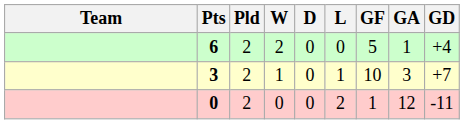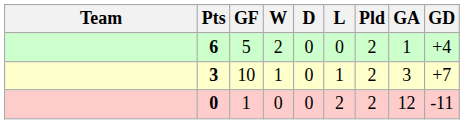columns swapped: (247, 18) <-> (372, 18)
